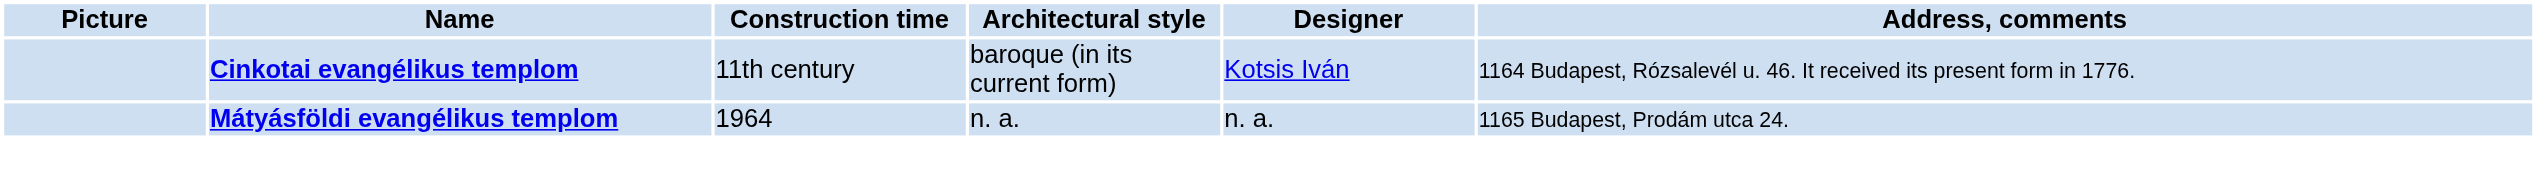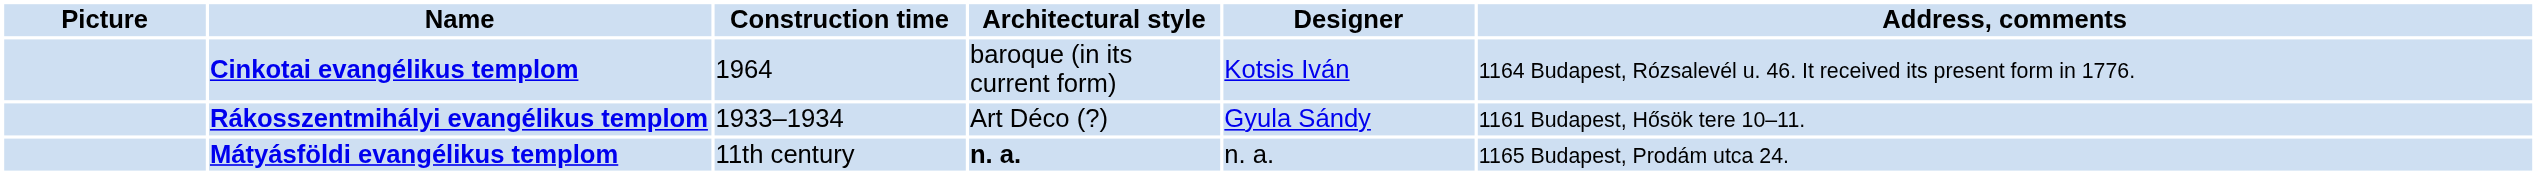(785, 69) 11th century -> (744, 69) 1964
+ row: (459, 119)
(744, 119) 1964 -> (785, 154) 11th century
(995, 119) normal -> (996, 154) bold
